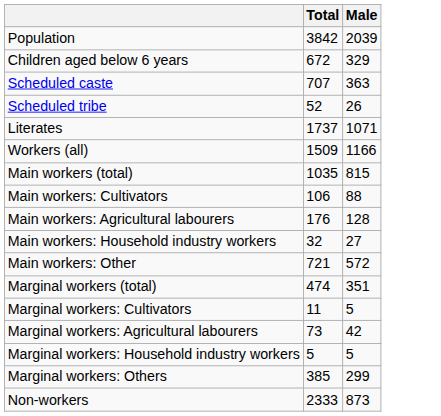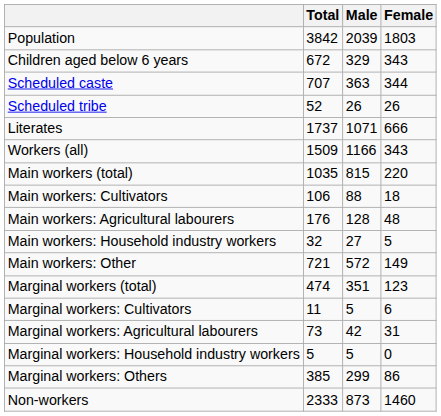+ column: (409, 15)
